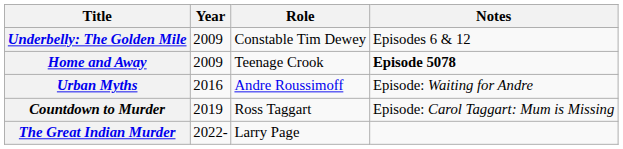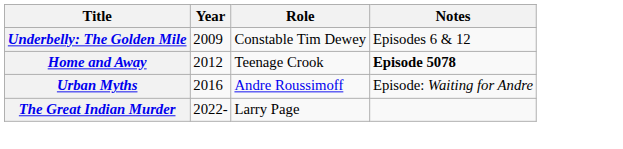(208, 62) 2009 -> (208, 62) 2012
- row: (97, 109)
